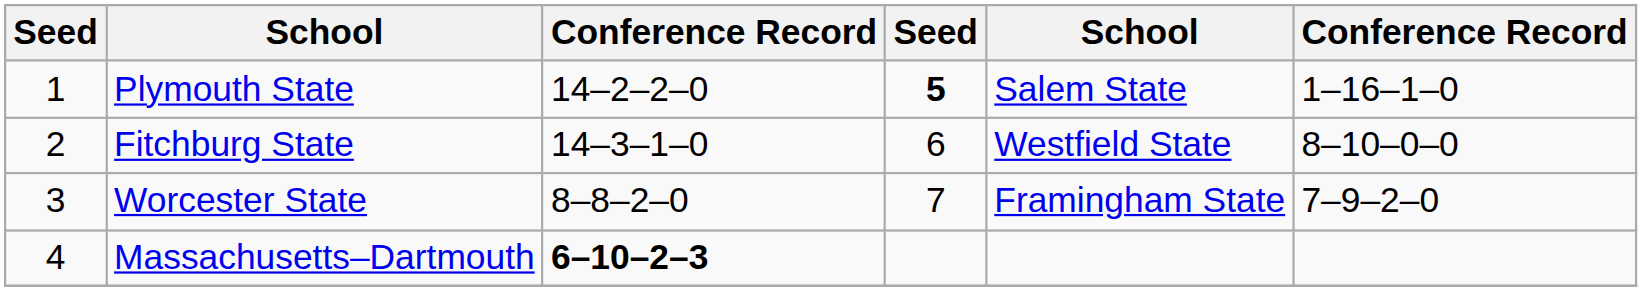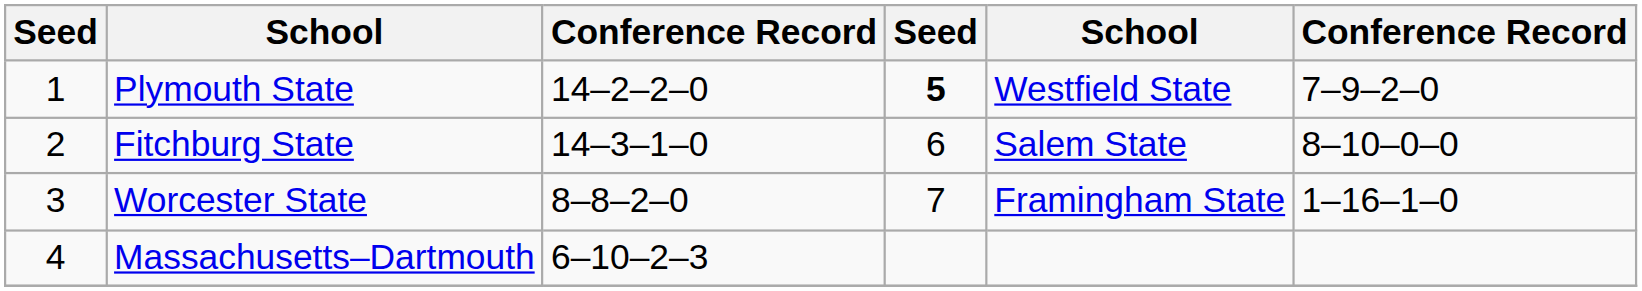(1091, 88) Salem State -> (1113, 88) Westfield State
(1380, 88) 1–16–1–0 -> (1370, 88) 7–9–2–0
(1113, 144) Westfield State -> (1091, 144) Salem State
(1370, 200) 7–9–2–0 -> (1380, 200) 1–16–1–0
(630, 256) bold -> (630, 256) normal
